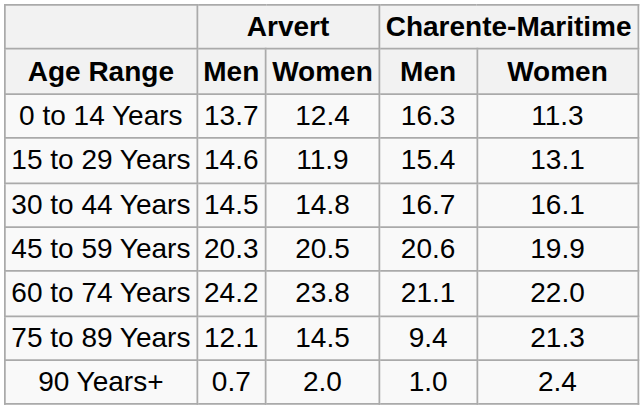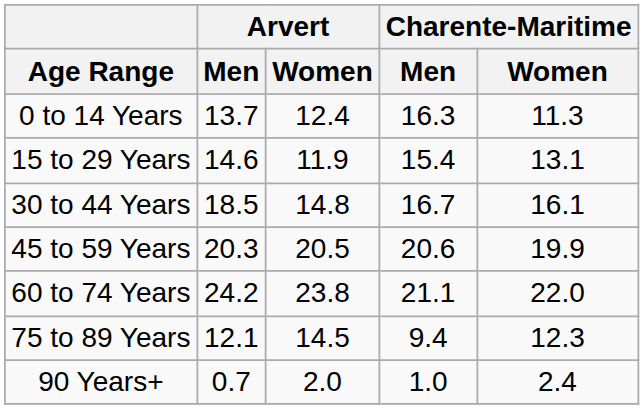(231, 204) 14.5 -> (231, 204) 18.5
(557, 337) 21.3 -> (557, 337) 12.3
